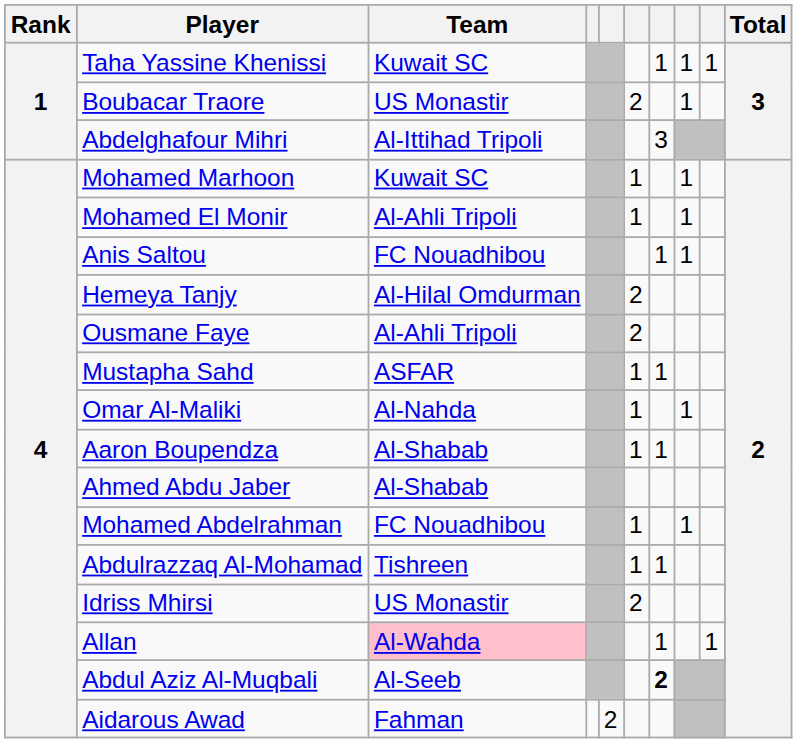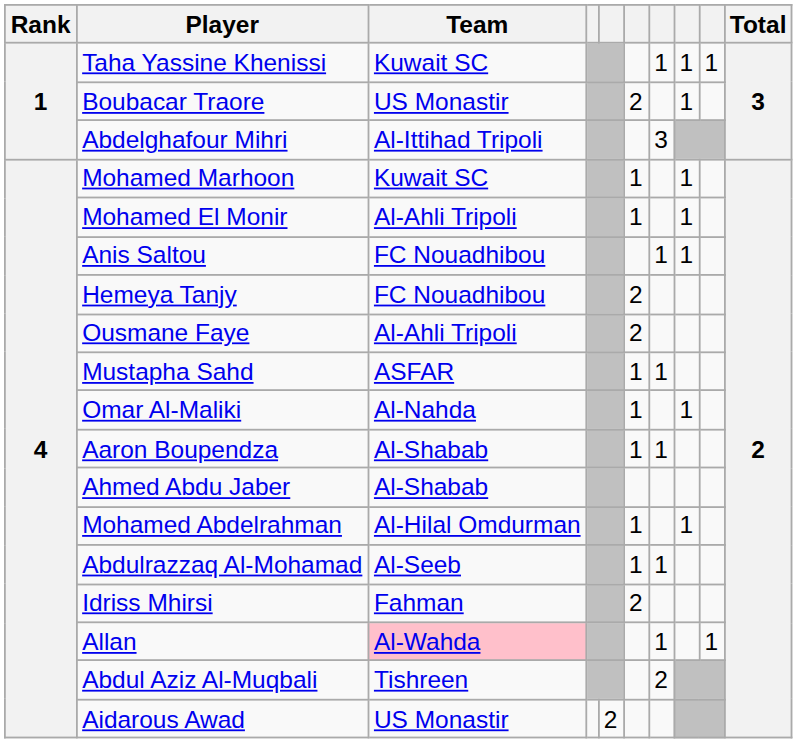(477, 294) Al-Hilal Omdurman -> (460, 294) FC Nouadhibou
(460, 525) FC Nouadhibou -> (477, 525) Al-Hilal Omdurman
(421, 564) Tishreen -> (417, 564) Al-Seeb
(441, 603) US Monastir -> (419, 603) Fahman
(417, 680) Al-Seeb -> (421, 680) Tishreen
(661, 680) bold -> (661, 680) normal
(419, 718) Fahman -> (441, 718) US Monastir
